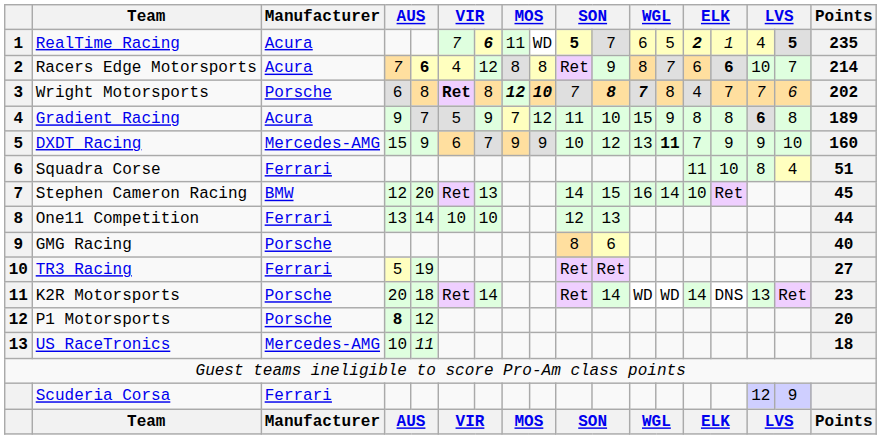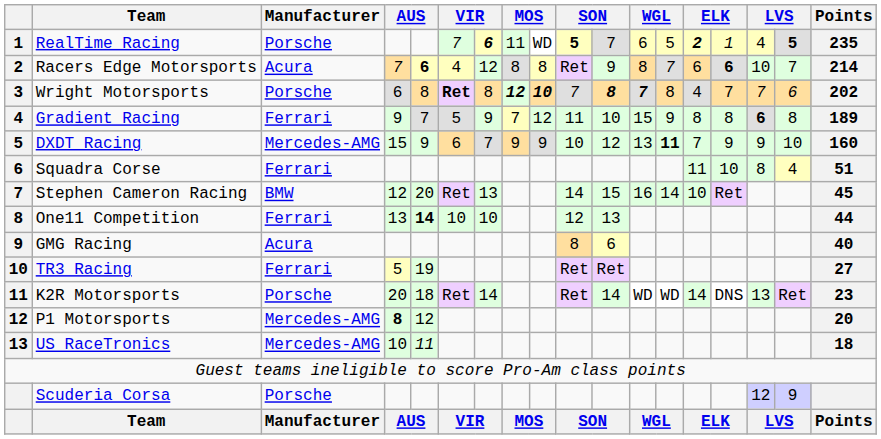(289, 43) Acura -> (298, 43) Porsche
(289, 118) Acura -> (298, 118) Ferrari
(425, 219) normal -> (425, 219) bold
(298, 245) Porsche -> (289, 245) Acura
(298, 320) Porsche -> (322, 320) Mercedes-AMG
(298, 396) Ferrari -> (298, 396) Porsche
